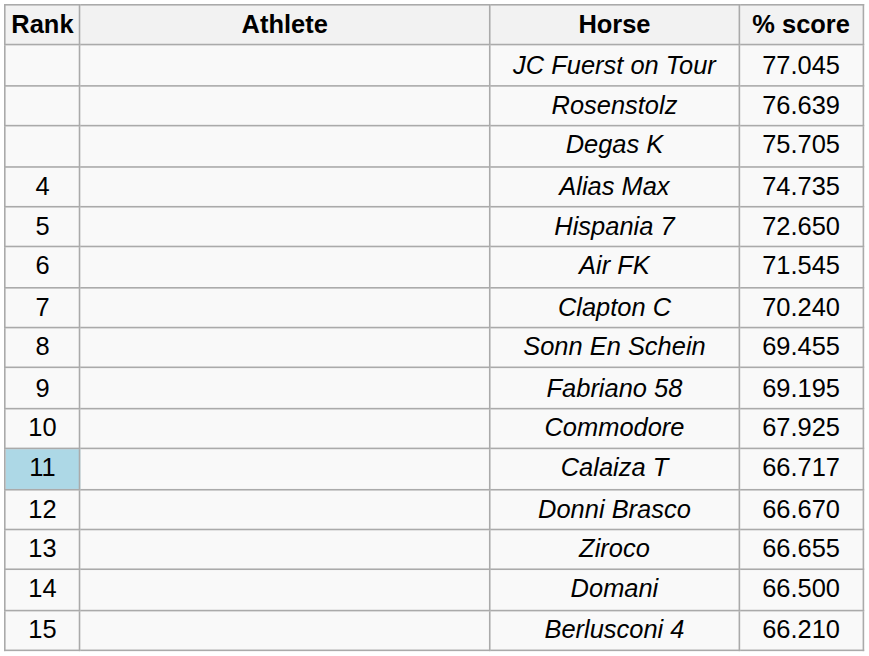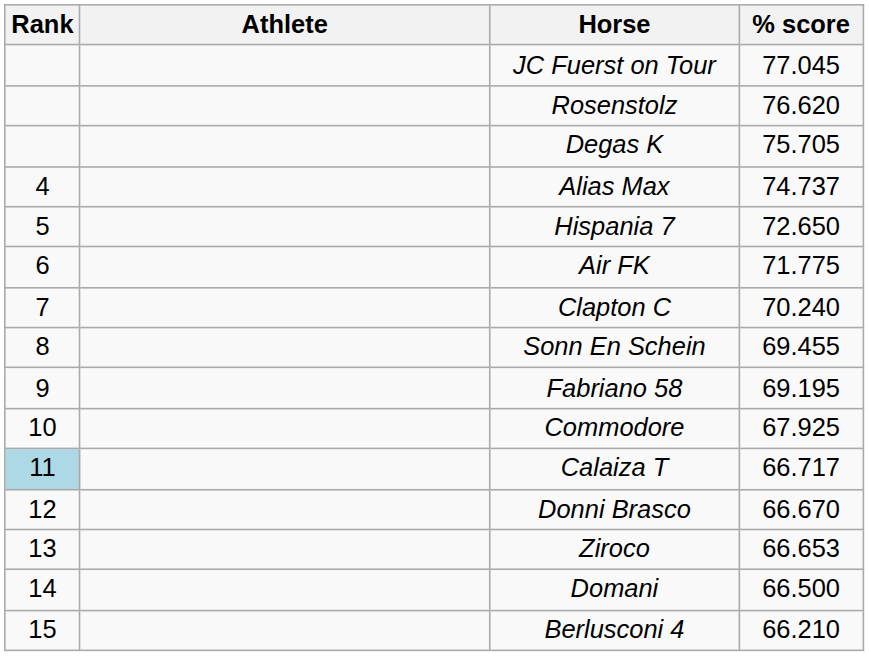(801, 105) 76.639 -> (801, 105) 76.620
(801, 186) 74.735 -> (801, 186) 74.737
(801, 266) 71.545 -> (801, 266) 71.775
(801, 549) 66.655 -> (801, 549) 66.653
